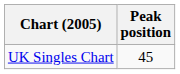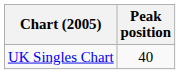(146, 56) 45 -> (146, 56) 40
